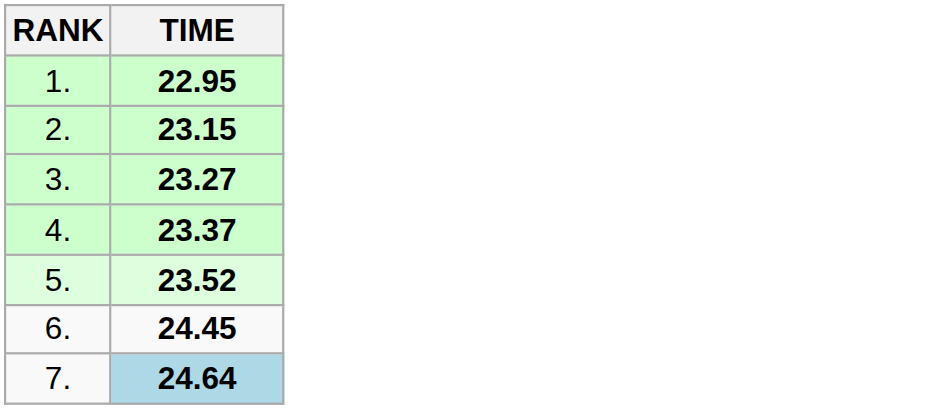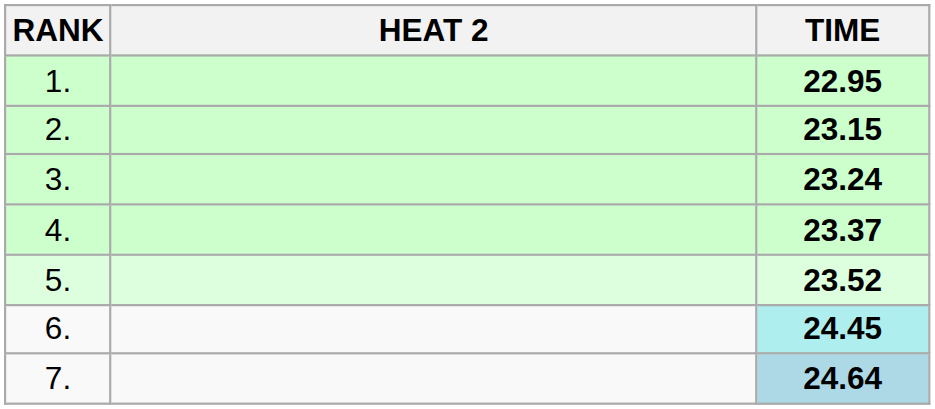+ column: (434, 30)
(197, 180) 23.27 -> (843, 180) 23.24
(197, 329) no background -> (843, 329) paleturquoise background
